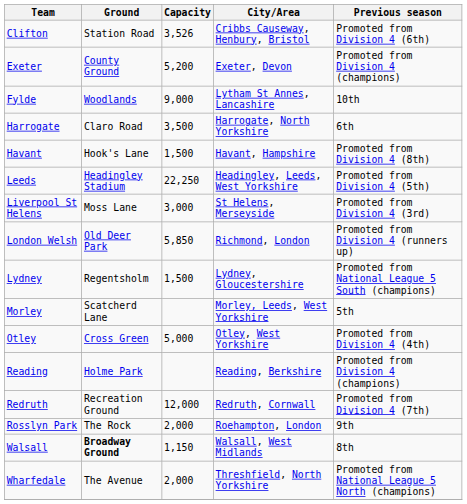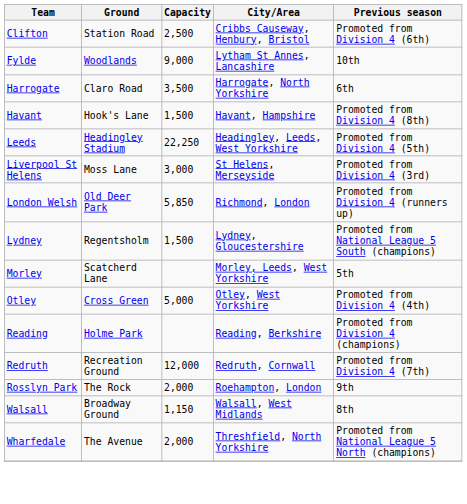(179, 34) 3,526 -> (179, 34) 2,500
- row: (24, 67)
(107, 448) bold -> (107, 409) normal
